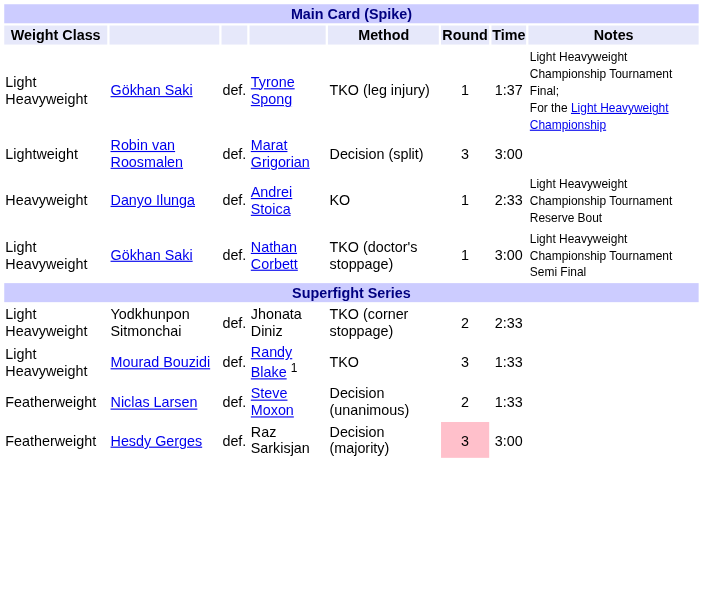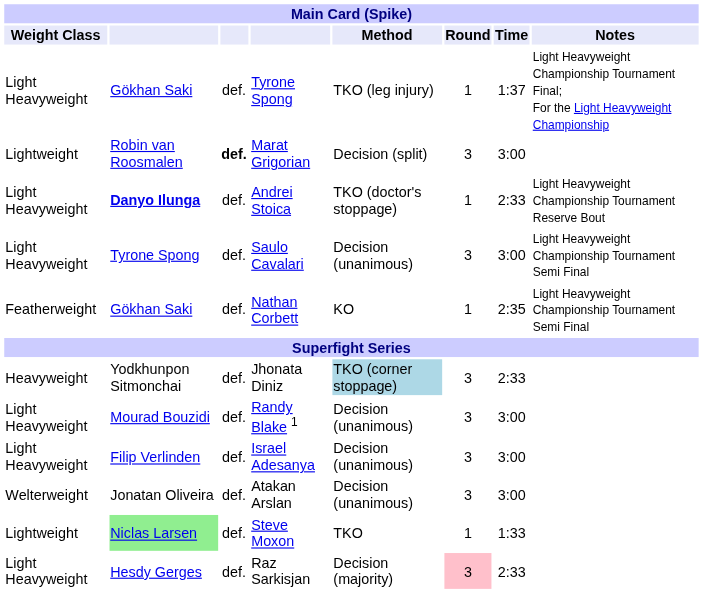(234, 153) normal -> (234, 153) bold
(46, 200) Heavyweight -> (46, 200) Light Heavyweight
(153, 200) normal -> (155, 200) bold
(340, 200) KO -> (377, 200) TKO (doctor's stoppage)
+ row: (277, 255)
(46, 255) Light Heavyweight -> (51, 309) Featherweight
(374, 255) TKO (doctor's stoppage) -> (344, 309) KO
(509, 255) 3:00 -> (512, 309) 2:35
(46, 322) Light Heavyweight -> (46, 377) Heavyweight
(369, 322) no background -> (373, 377) lightblue background
(465, 322) 2 -> (468, 377) 3
(344, 362) TKO -> (373, 417) Decision (unanimous)
(509, 362) 1:33 -> (512, 417) 3:00
+ row: (283, 457)
+ row: (274, 495)
(51, 402) Featherweight -> (42, 533) Lightweight
(154, 402) no background -> (154, 533) lightgreen background
(369, 402) Decision (unanimous) -> (348, 533) TKO
(465, 402) 2 -> (468, 533) 1
(51, 440) Featherweight -> (46, 571) Light Heavyweight
(509, 440) 3:00 -> (512, 571) 2:33
